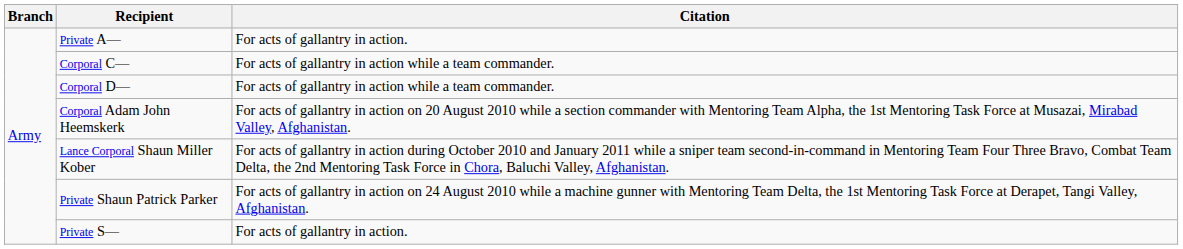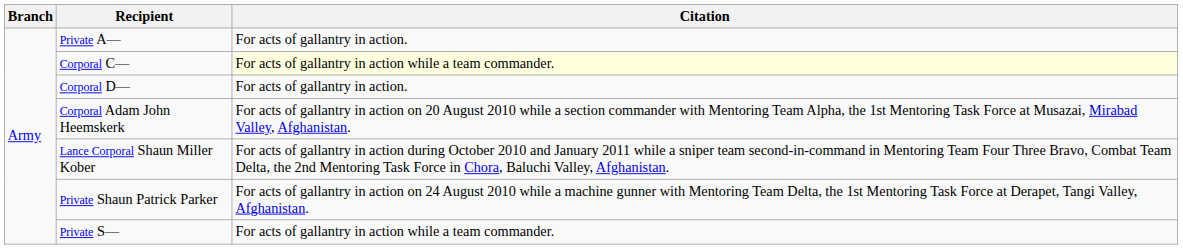(395, 63) no background -> (395, 63) lightyellow background
(395, 87) For acts of gallantry in action while a team commander. -> (322, 87) For acts of gallantry in action.
(322, 232) For acts of gallantry in action. -> (395, 232) For acts of gallantry in action while a team commander.
